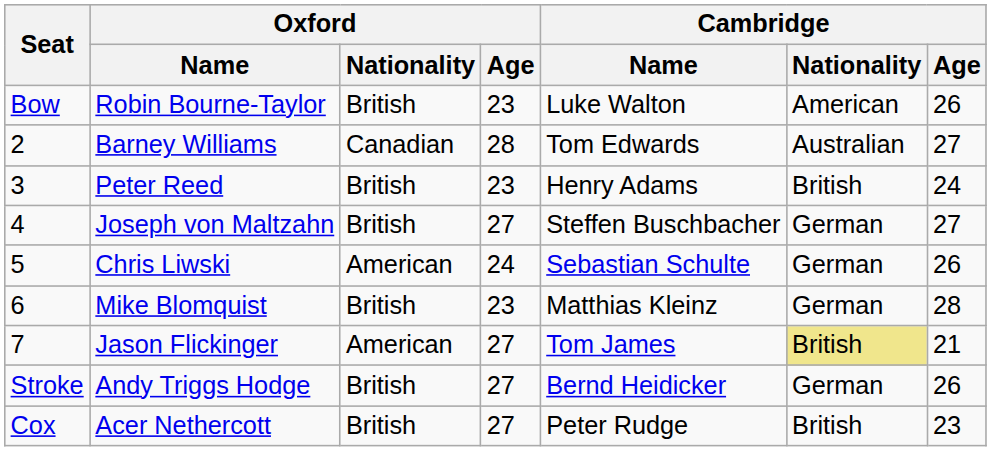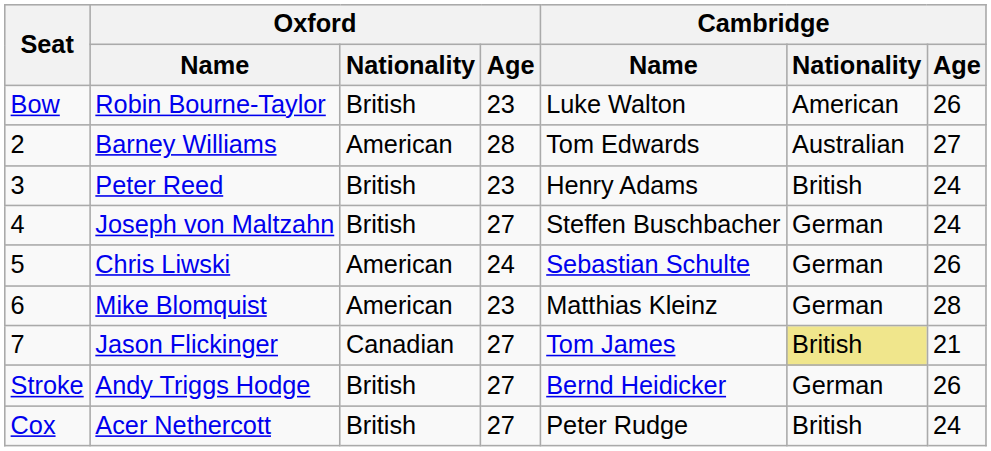(400, 144) Canadian -> (399, 144) American
(947, 225) 27 -> (947, 225) 24
(381, 305) British -> (399, 305) American
(399, 345) American -> (400, 345) Canadian
(947, 425) 23 -> (947, 425) 24
